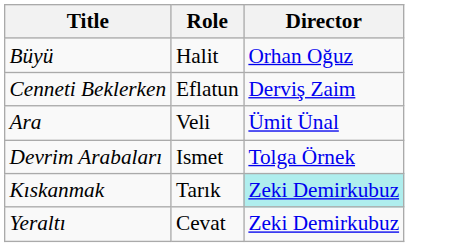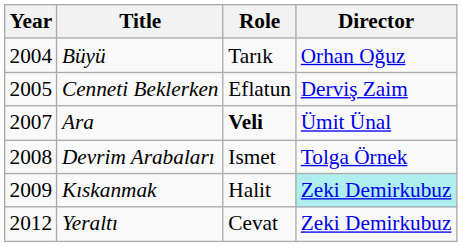+ column: (31, 21)
(197, 55) Halit -> (251, 55) Tarık
(193, 122) normal -> (246, 122) bold
(198, 190) Tarık -> (250, 190) Halit
